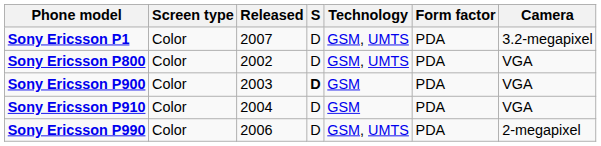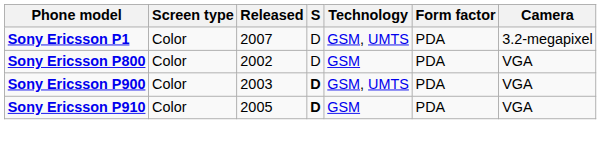(368, 61) GSM, UMTS -> (344, 61) GSM
(344, 84) GSM -> (368, 84) GSM, UMTS
(256, 107) 2004 -> (256, 107) 2005
(315, 107) normal -> (315, 107) bold
- row: (77, 130)
